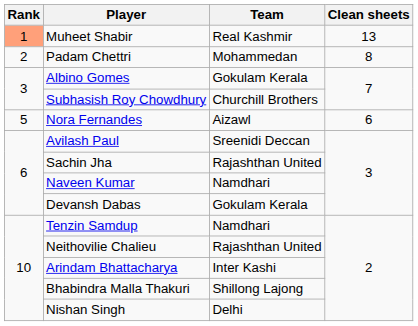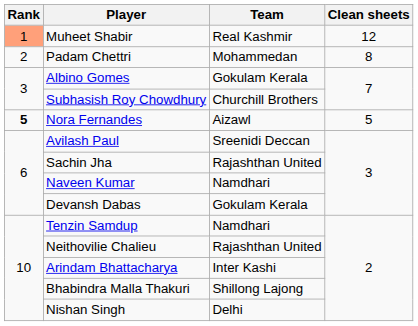(369, 36) 13 -> (369, 36) 12
(24, 120) normal -> (24, 120) bold
(369, 120) 6 -> (369, 120) 5
